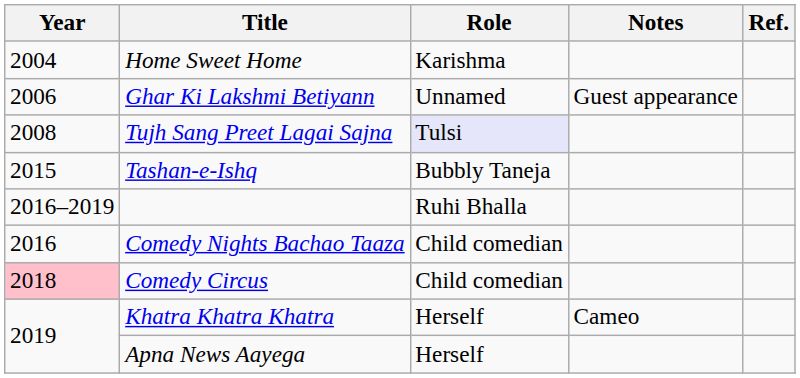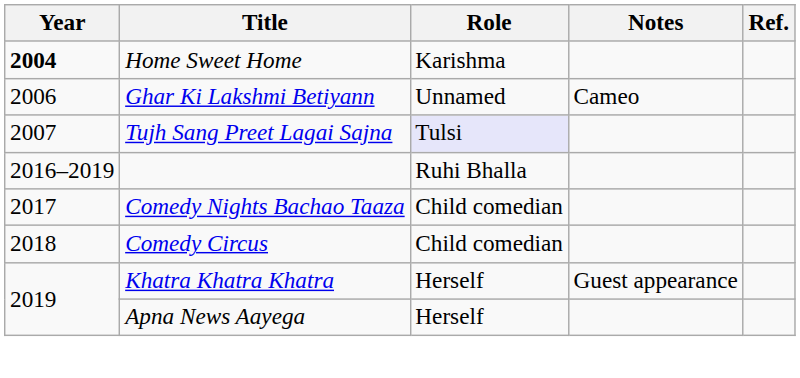(33, 59) normal -> (33, 59) bold
(656, 96) Guest appearance -> (606, 96) Cameo
(33, 133) 2008 -> (33, 133) 2007
- row: (191, 170)
(33, 243) 2016 -> (33, 206) 2017
(33, 280) pink background -> (33, 243) no background
(606, 317) Cameo -> (656, 280) Guest appearance
